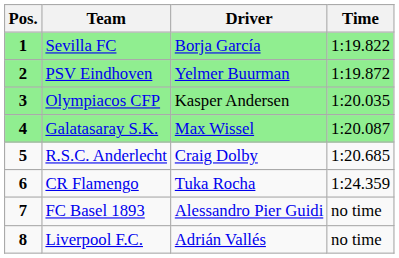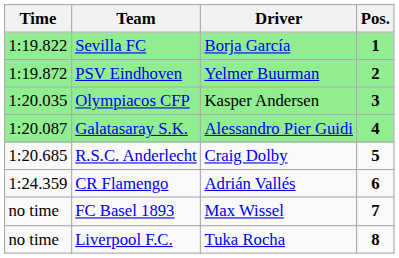columns swapped: (23, 18) <-> (361, 18)
(214, 128) Max Wissel -> (279, 128) Alessandro Pier Guidi
(215, 183) Tuka Rocha -> (250, 183) Adrián Vallés
(249, 211) Alessandro Pier Guidi -> (244, 211) Max Wissel
(220, 239) Adrián Vallés -> (245, 239) Tuka Rocha
